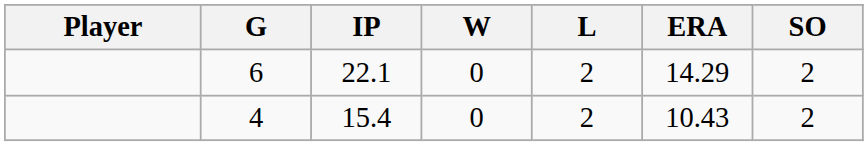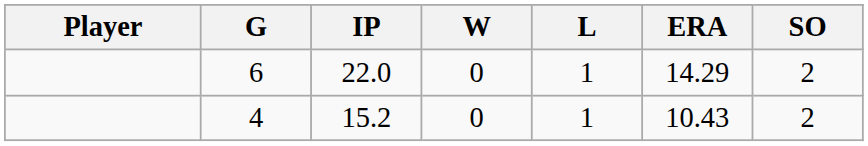(366, 72) 22.1 -> (366, 72) 22.0
(587, 72) 2 -> (587, 72) 1
(366, 117) 15.4 -> (366, 117) 15.2
(587, 117) 2 -> (587, 117) 1
